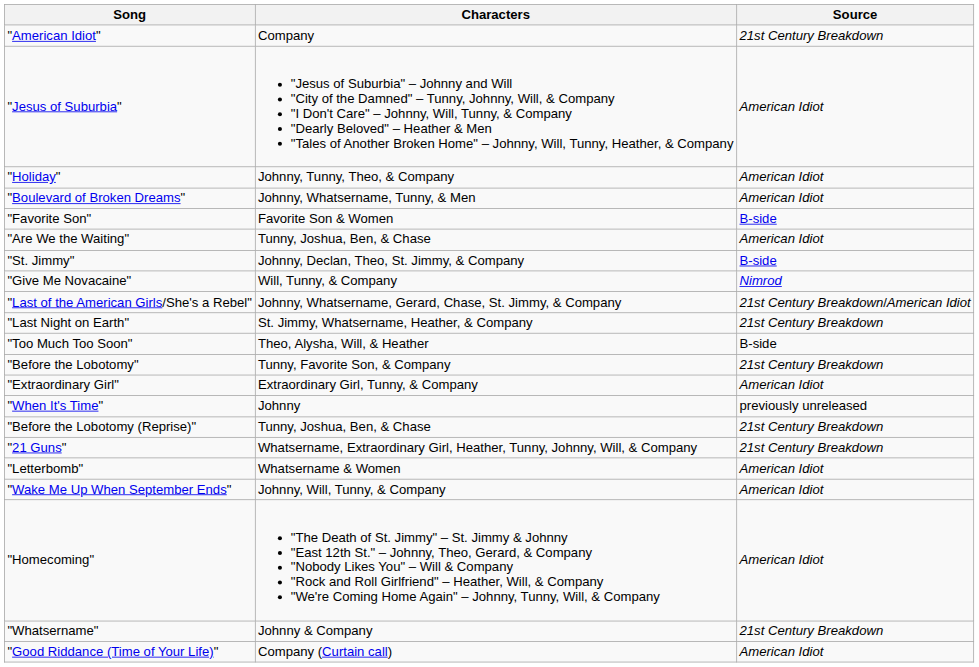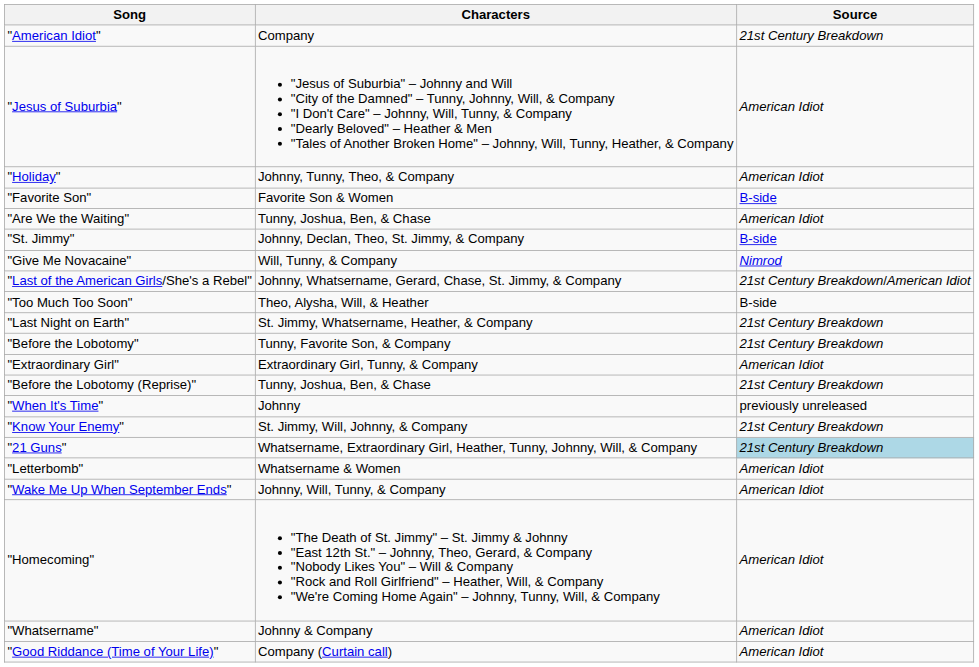- row: (96, 198)
rows swapped: (68, 323) <-> (70, 343)
rows swapped: (102, 427) <-> (55, 406)
+ row: (66, 427)
(811, 447) no background -> (811, 447) lightblue background
(811, 631) 21st Century Breakdown -> (781, 631) American Idiot
